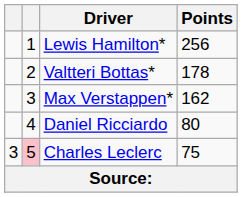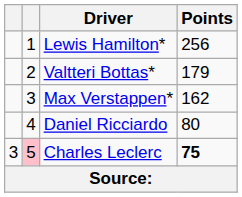(195, 71) 178 -> (195, 71) 179
(191, 152) normal -> (191, 152) bold
